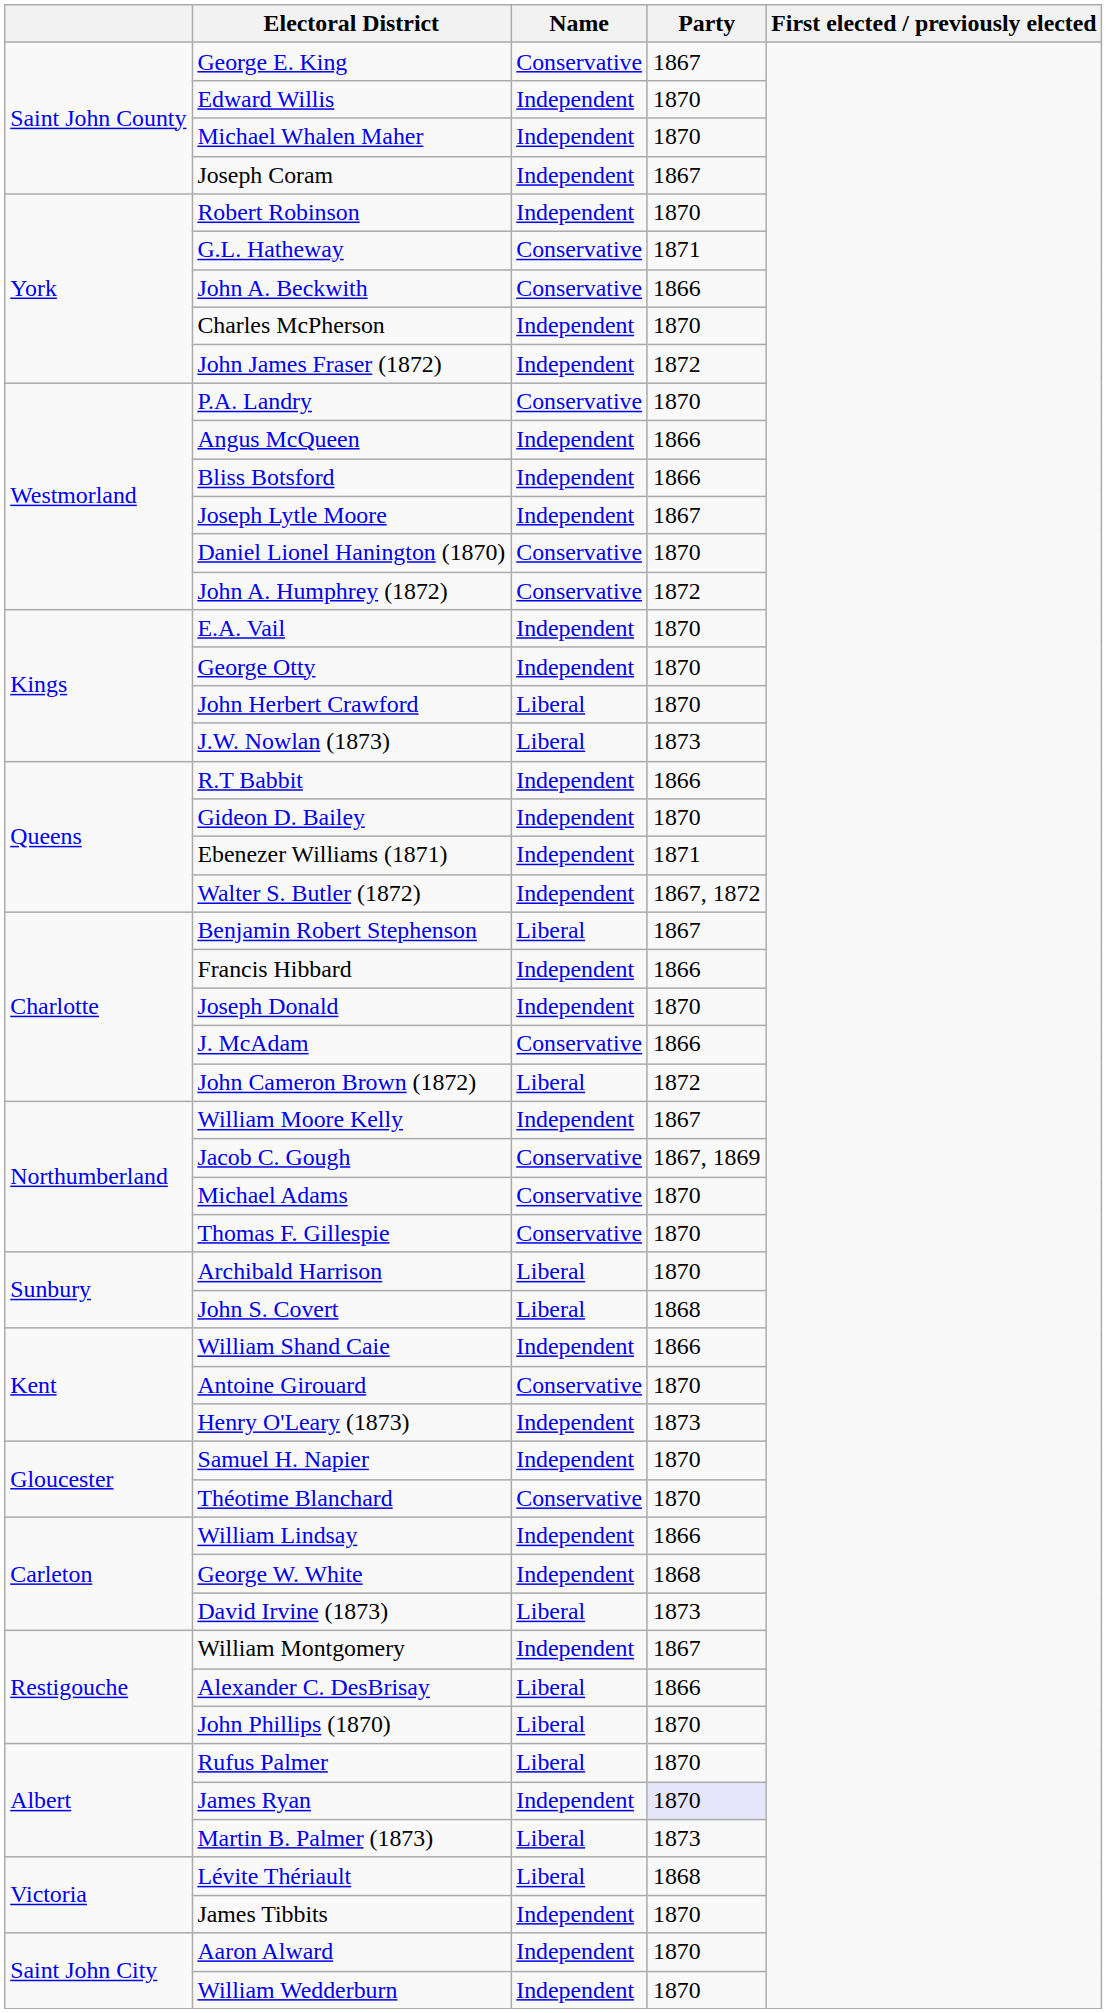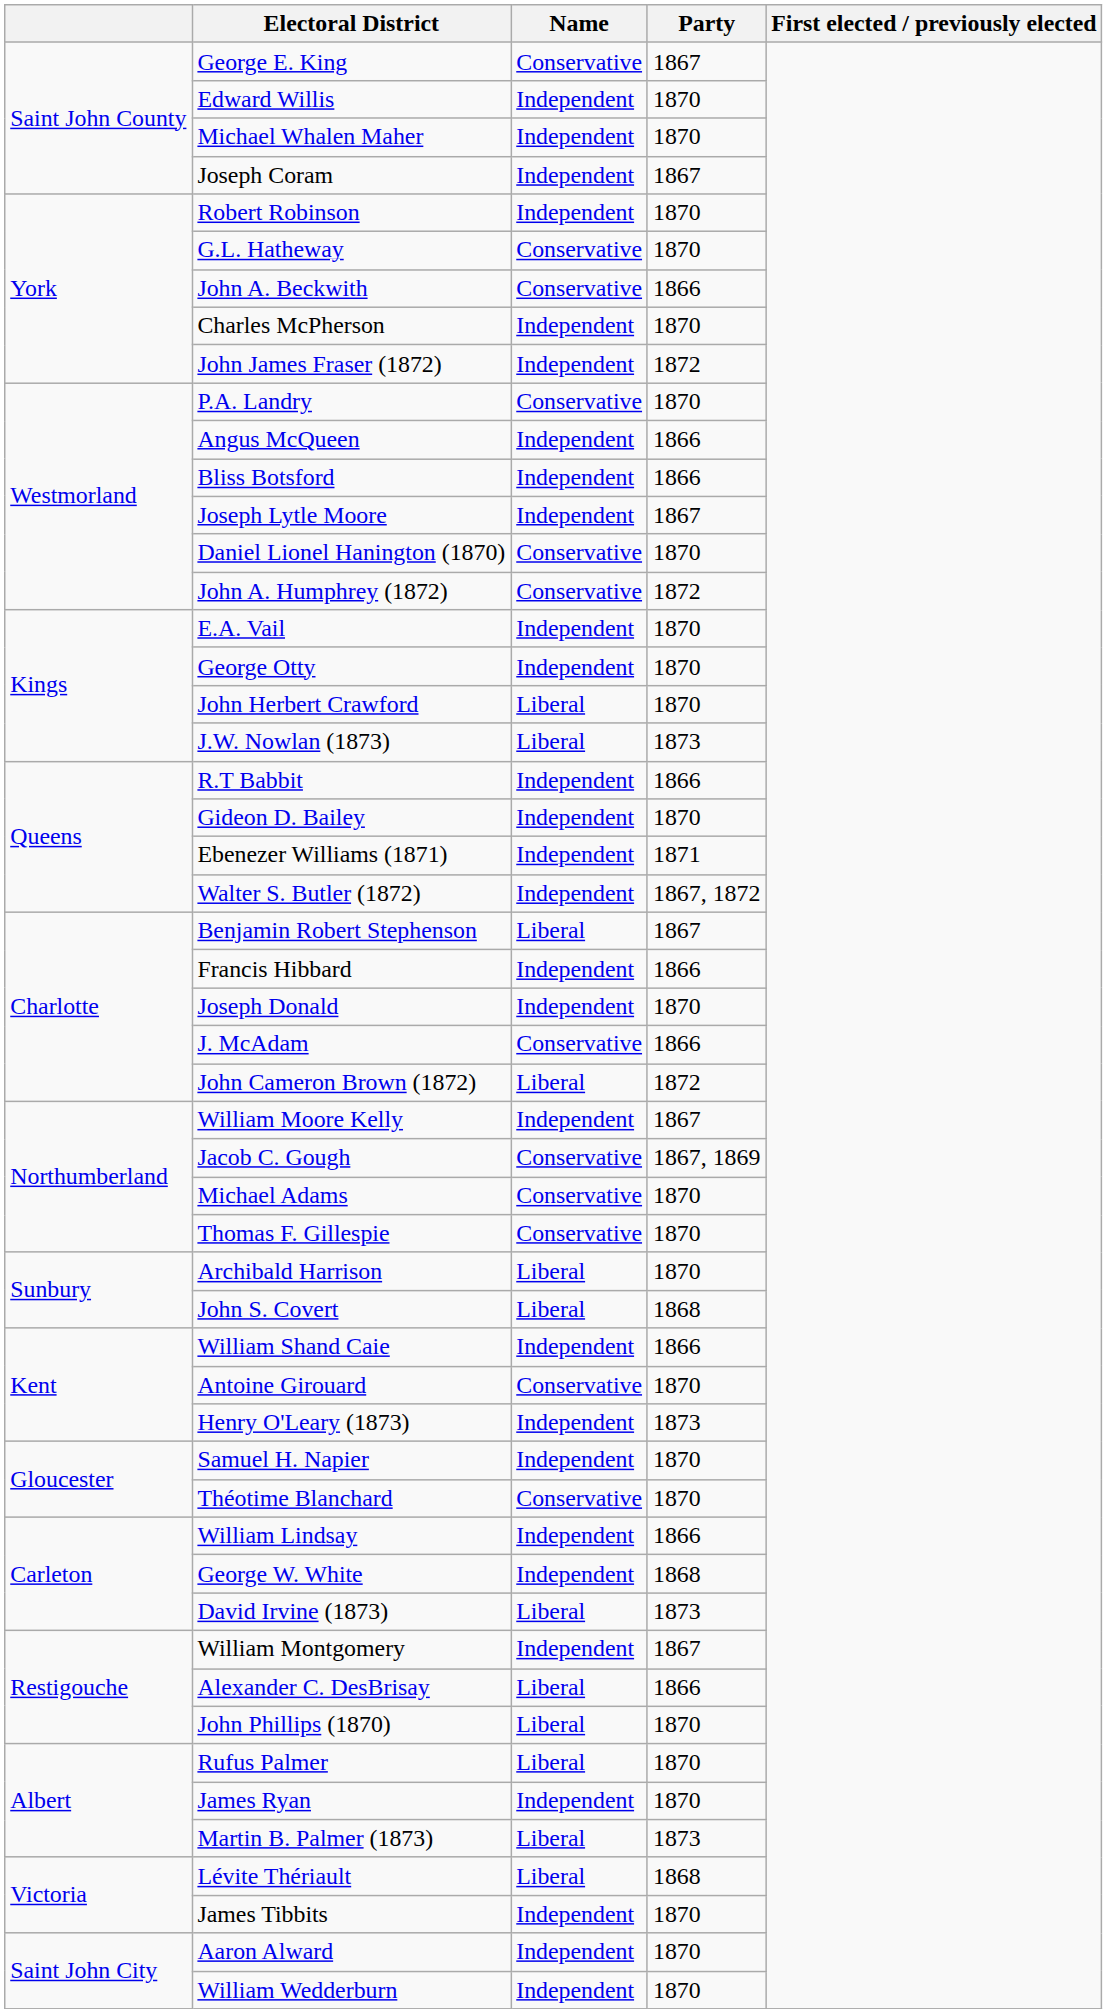(677, 250) 1871 -> (677, 250) 1870
(677, 1800) lavender background -> (677, 1800) no background
